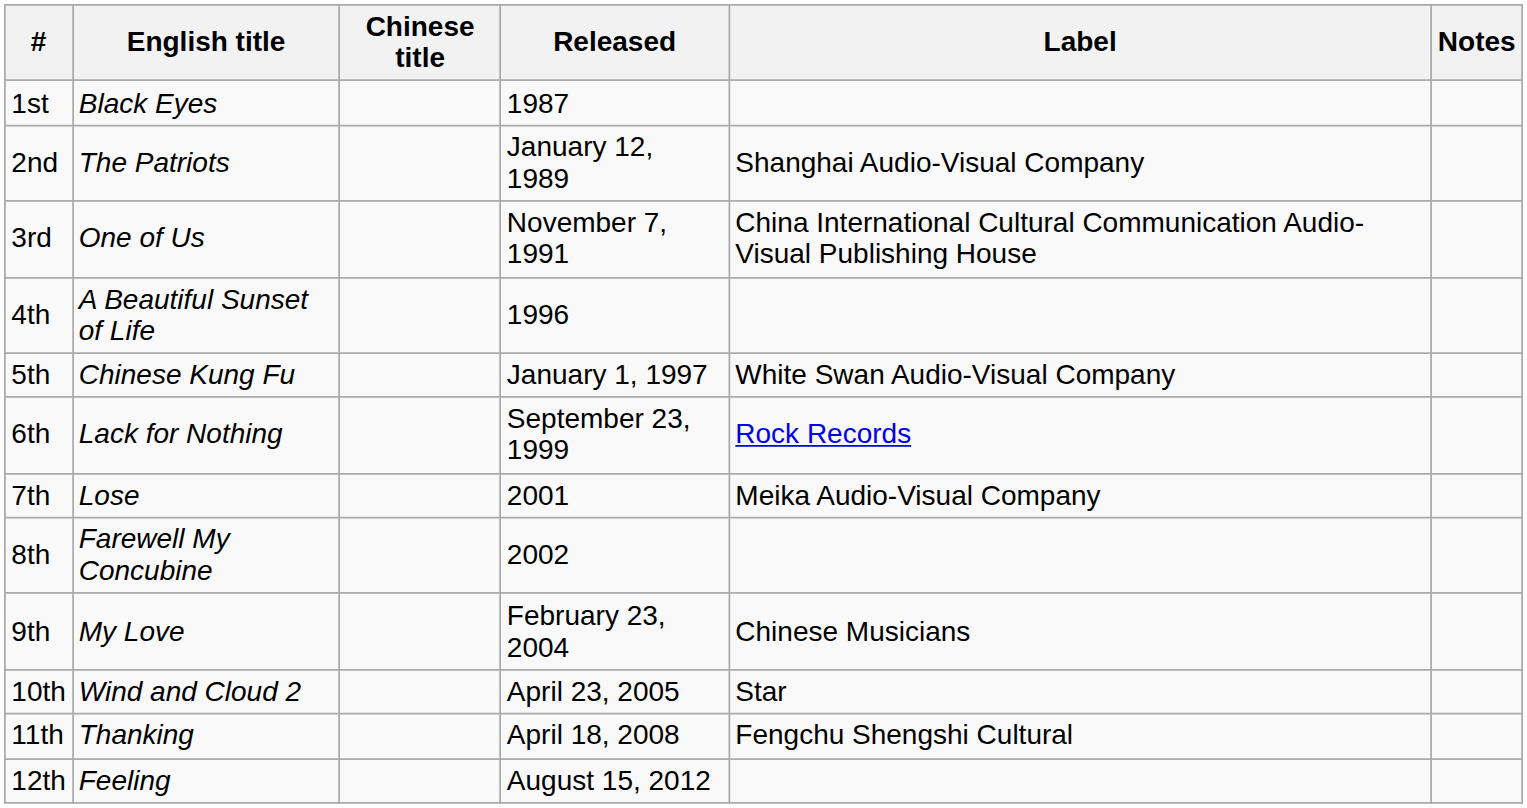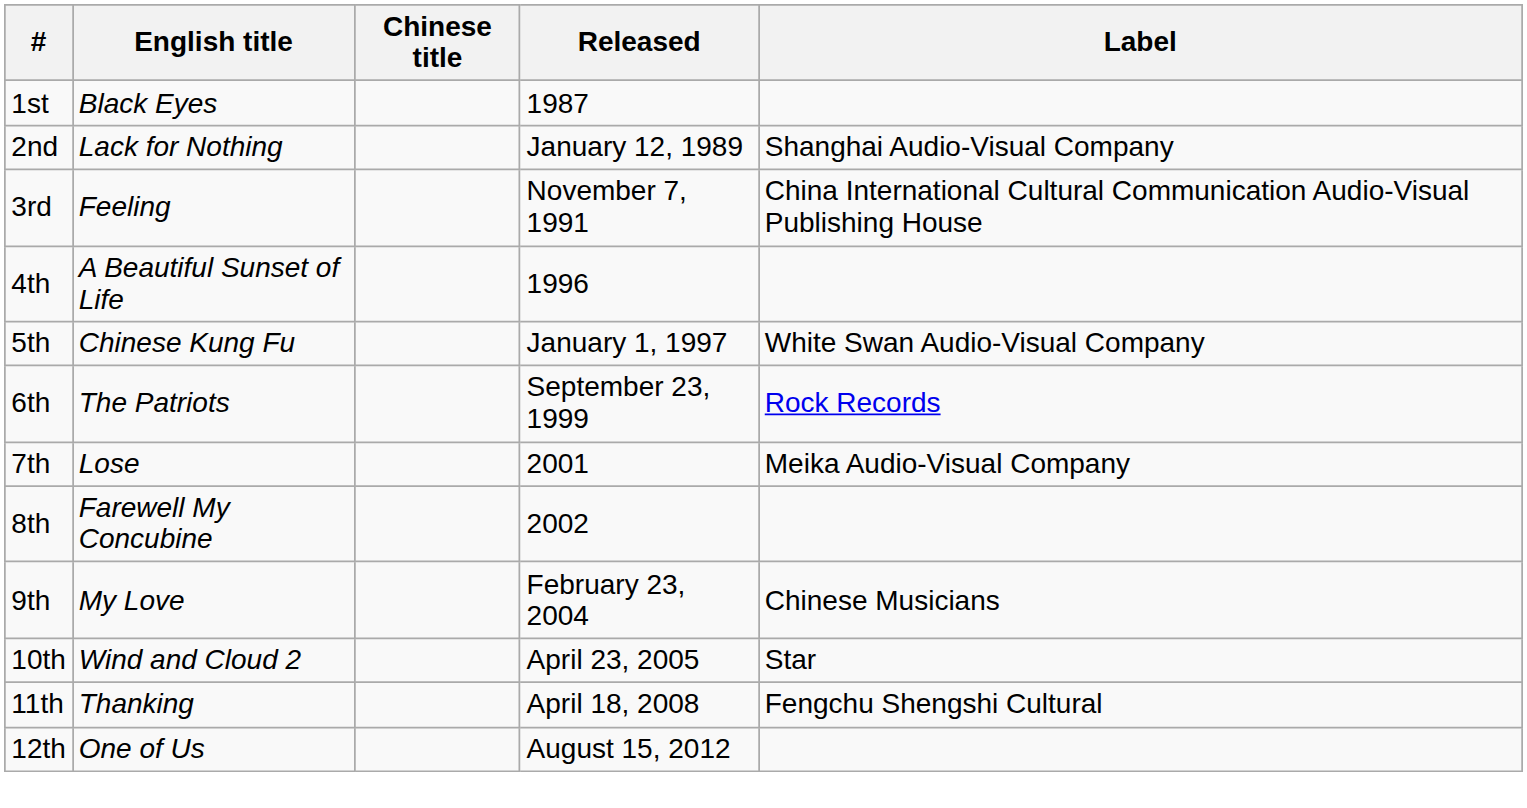- column: (1477, 42)
(154, 162) The Patriots -> (181, 147) Lack for Nothing
(142, 238) One of Us -> (125, 207) Feeling
(181, 434) Lack for Nothing -> (154, 403) The Patriots
(125, 780) Feeling -> (142, 748) One of Us
